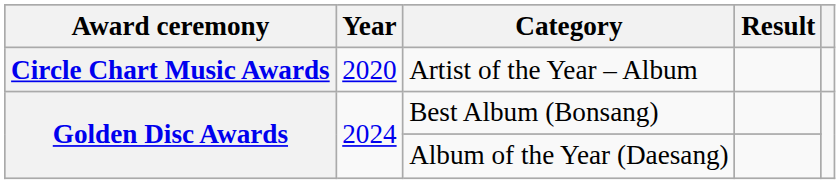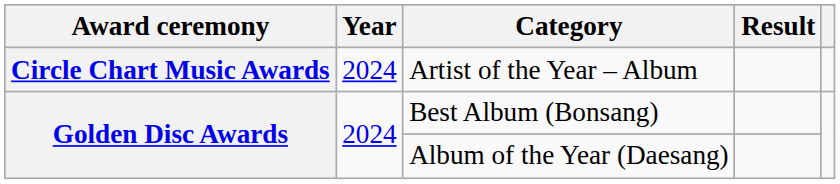(369, 69) 2020 -> (369, 69) 2024
